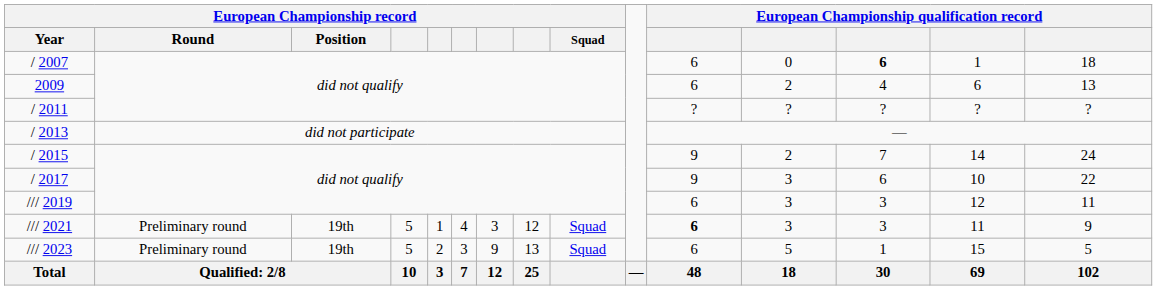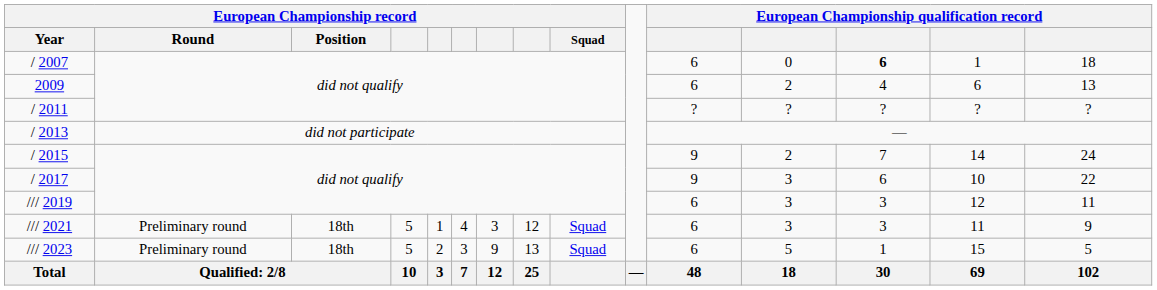(341, 226) 19th -> (341, 226) 18th
(694, 226) bold -> (694, 226) normal
(341, 249) 19th -> (341, 249) 18th
